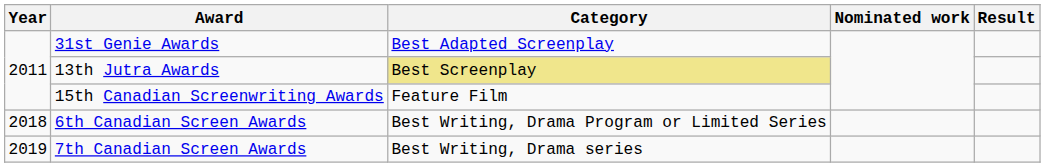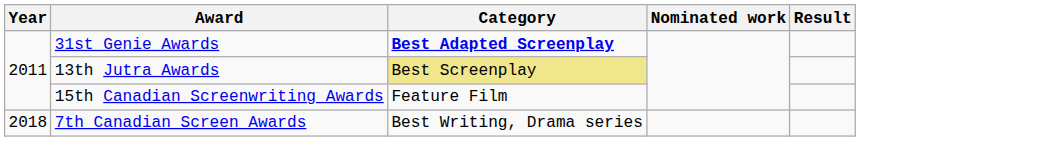(503, 44) normal -> (503, 44) bold
- row: (181, 123)
(28, 149) 2019 -> (28, 123) 2018
